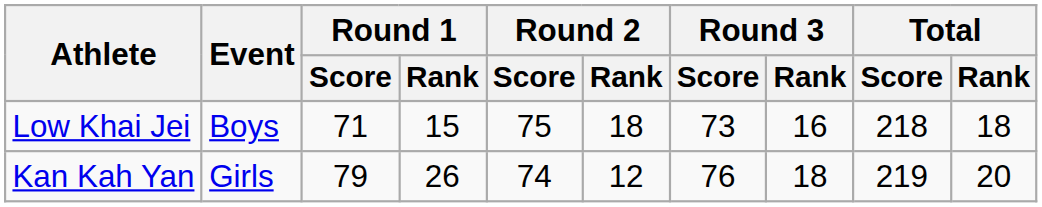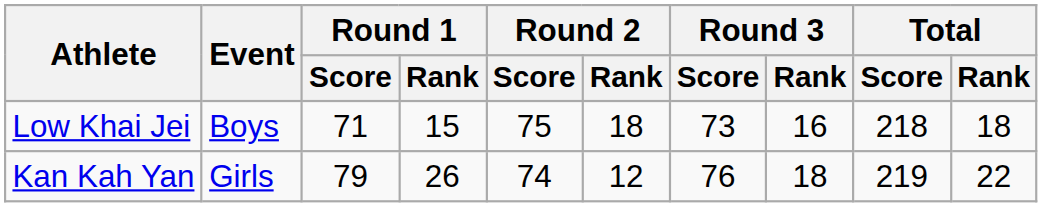(994, 176) 20 -> (994, 176) 22
